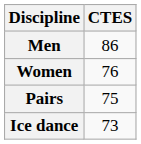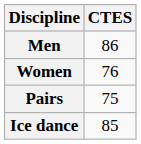(110, 125) 73 -> (110, 125) 85
